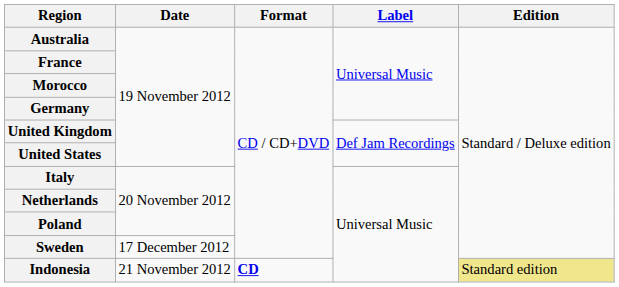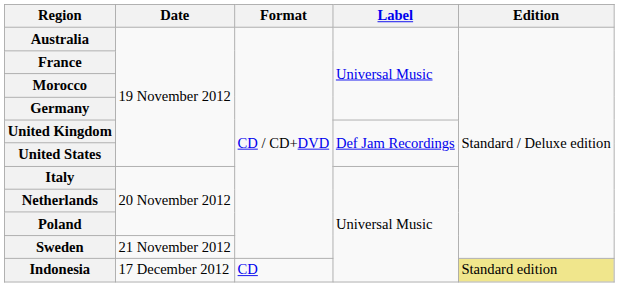(174, 246) 17 December 2012 -> (175, 246) 21 November 2012
(175, 270) 21 November 2012 -> (174, 270) 17 December 2012
(248, 270) bold -> (248, 270) normal
